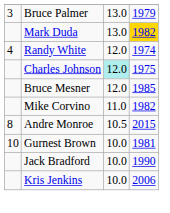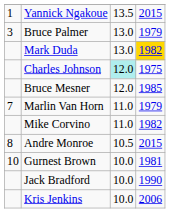+ row: (66, 13)
- row: (55, 50)
+ row: (64, 106)
